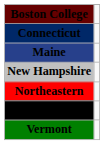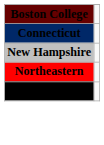- row: (49, 52)
- row: (49, 129)
